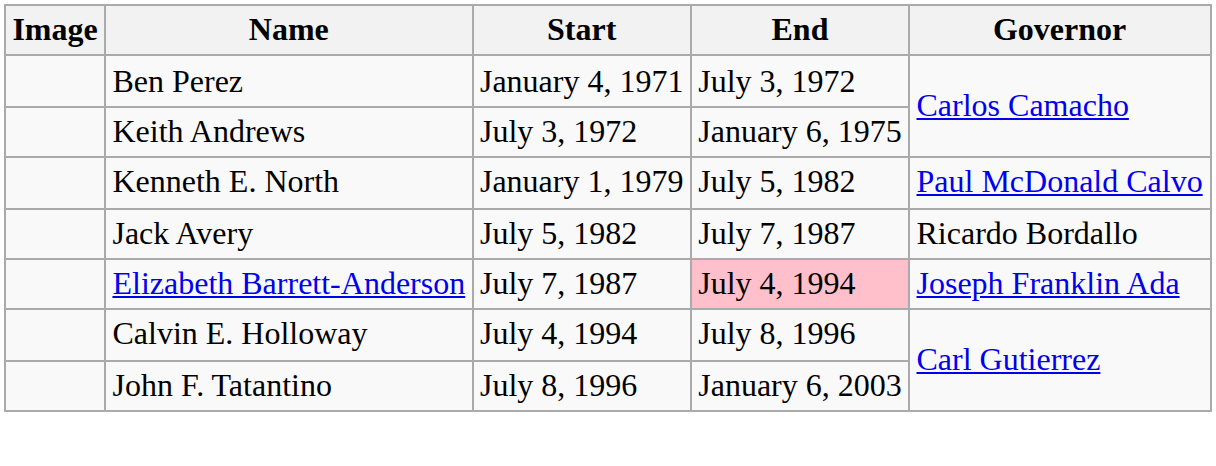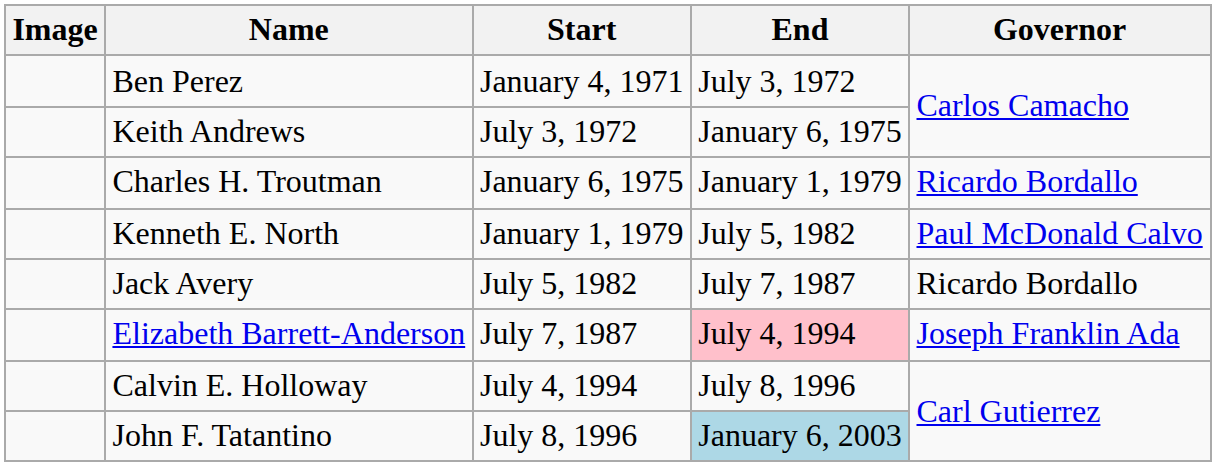+ row: (247, 182)
(800, 385) no background -> (800, 435) lightblue background
